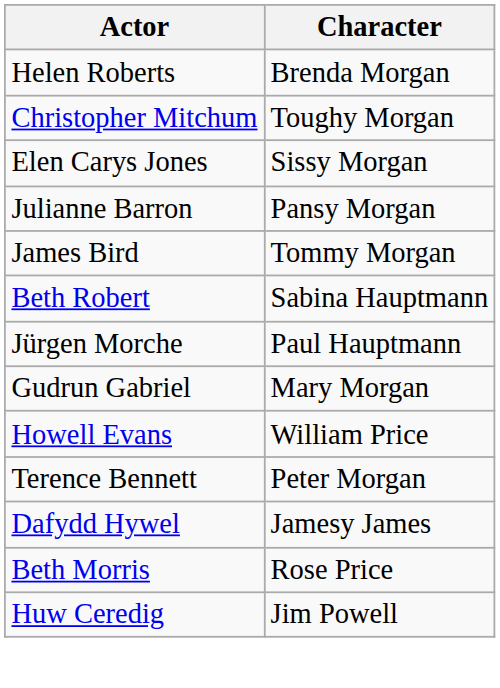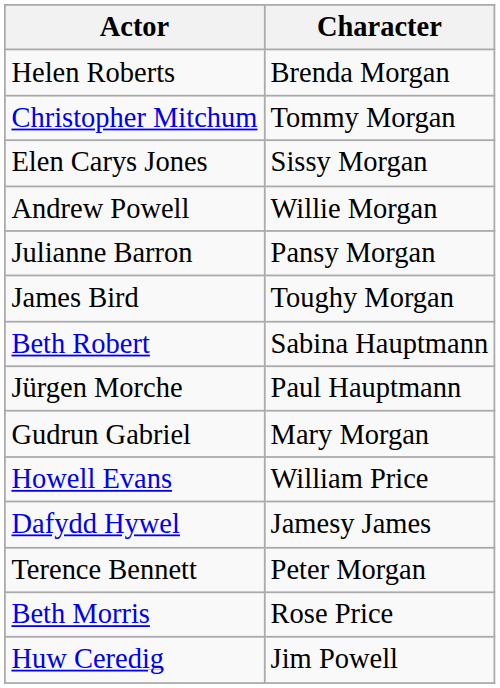(362, 117) Toughy Morgan -> (363, 117) Tommy Morgan
+ row: (100, 207)
(363, 252) Tommy Morgan -> (362, 298) Toughy Morgan
rows swapped: (96, 523) <-> (104, 478)
